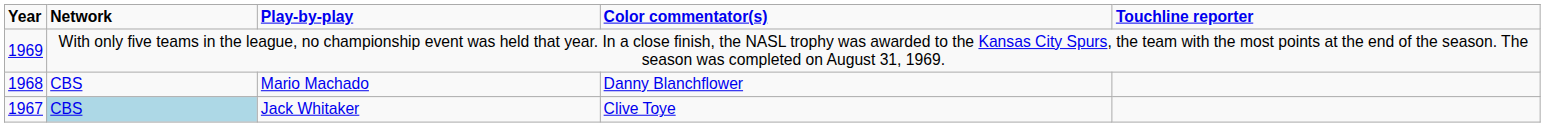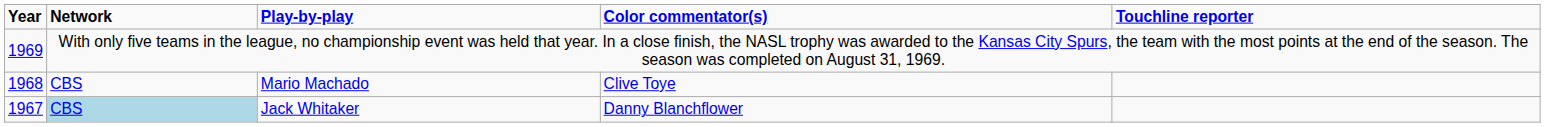(673, 84) Danny Blanchflower -> (640, 84) Clive Toye
(640, 109) Clive Toye -> (673, 109) Danny Blanchflower
